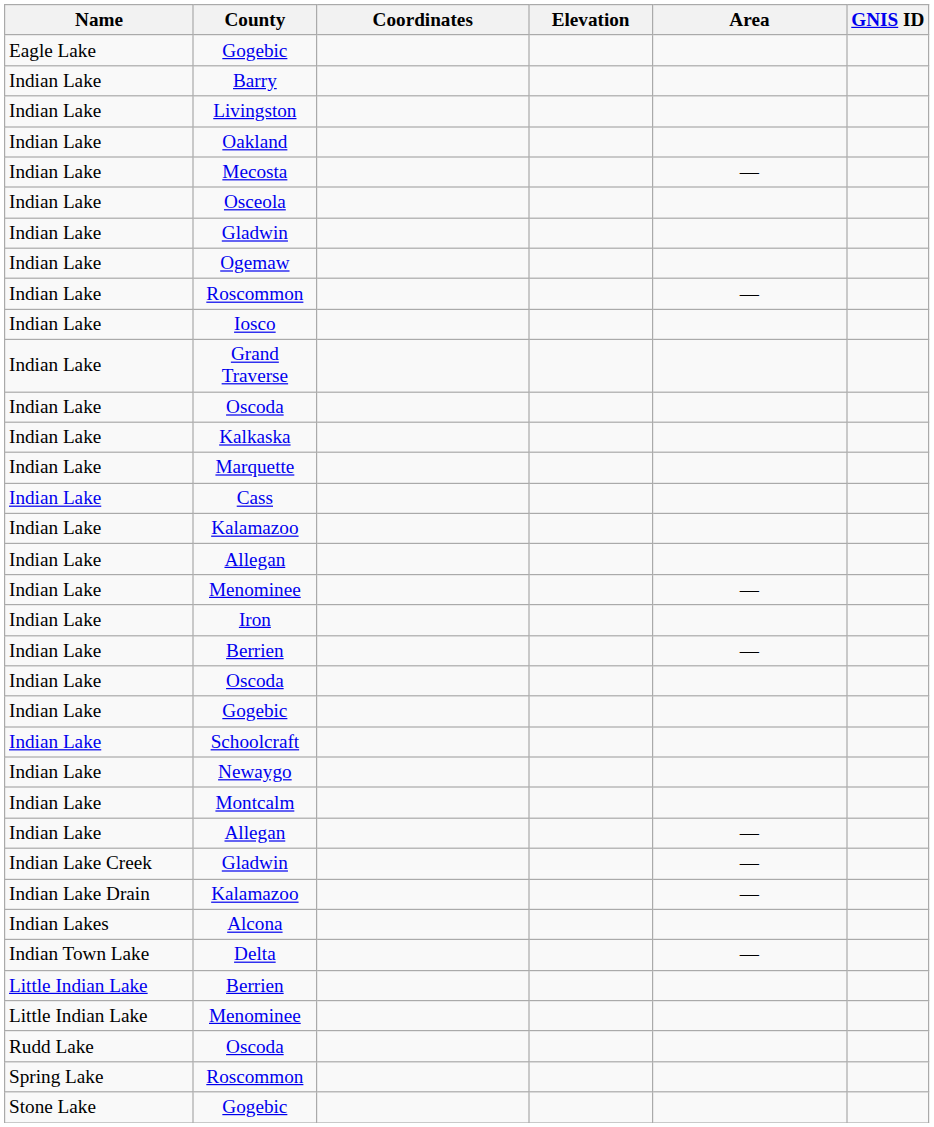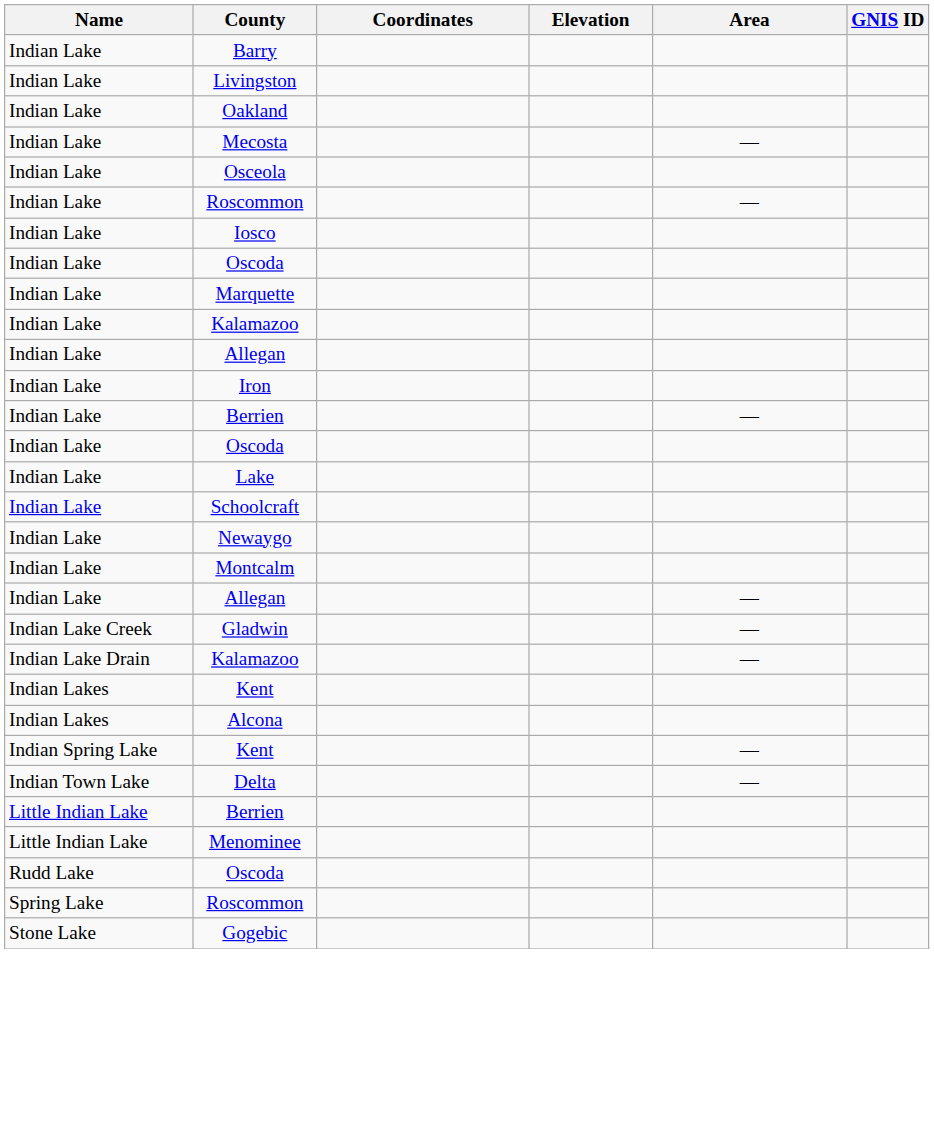- row: (52, 50)
- row: (55, 232)
- row: (55, 263)
- row: (55, 365)
- row: (55, 437)
- row: (55, 498)
- row: (55, 589)
- row: (55, 711)
+ row: (55, 476)
+ row: (59, 689)
+ row: (83, 750)
